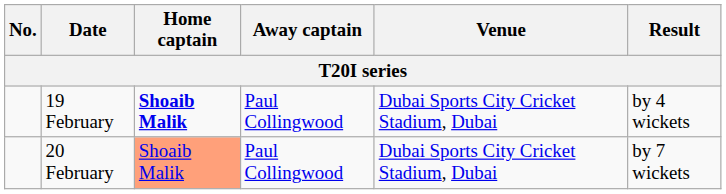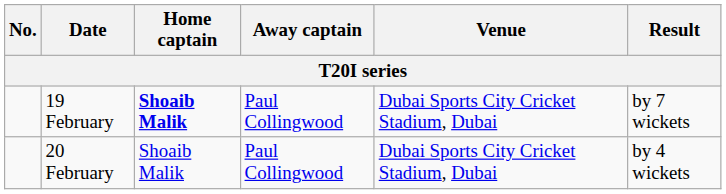(661, 111) by 4 wickets -> (661, 111) by 7 wickets
(165, 162) lightsalmon background -> (165, 162) no background
(661, 162) by 7 wickets -> (661, 162) by 4 wickets
